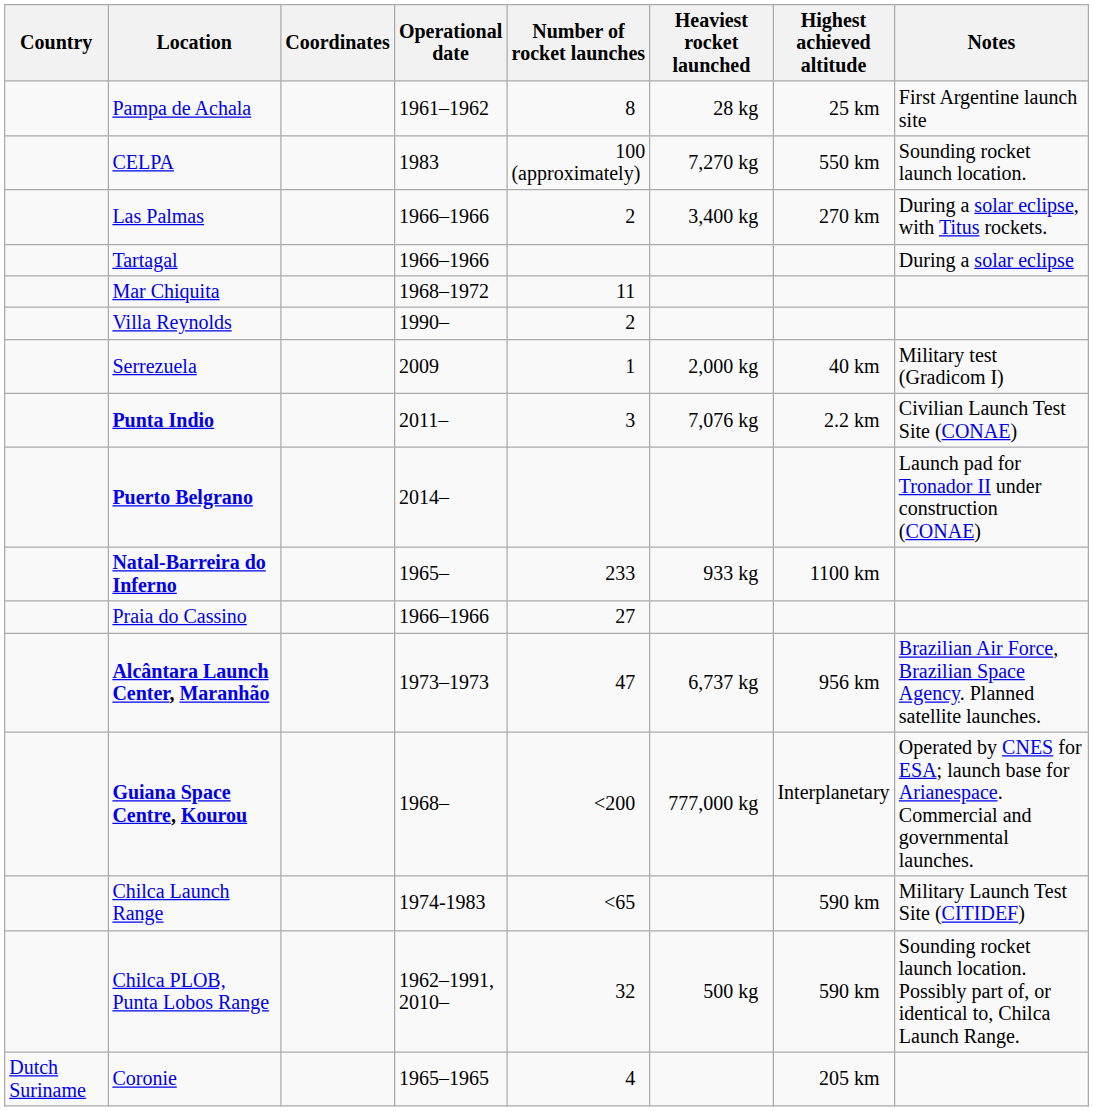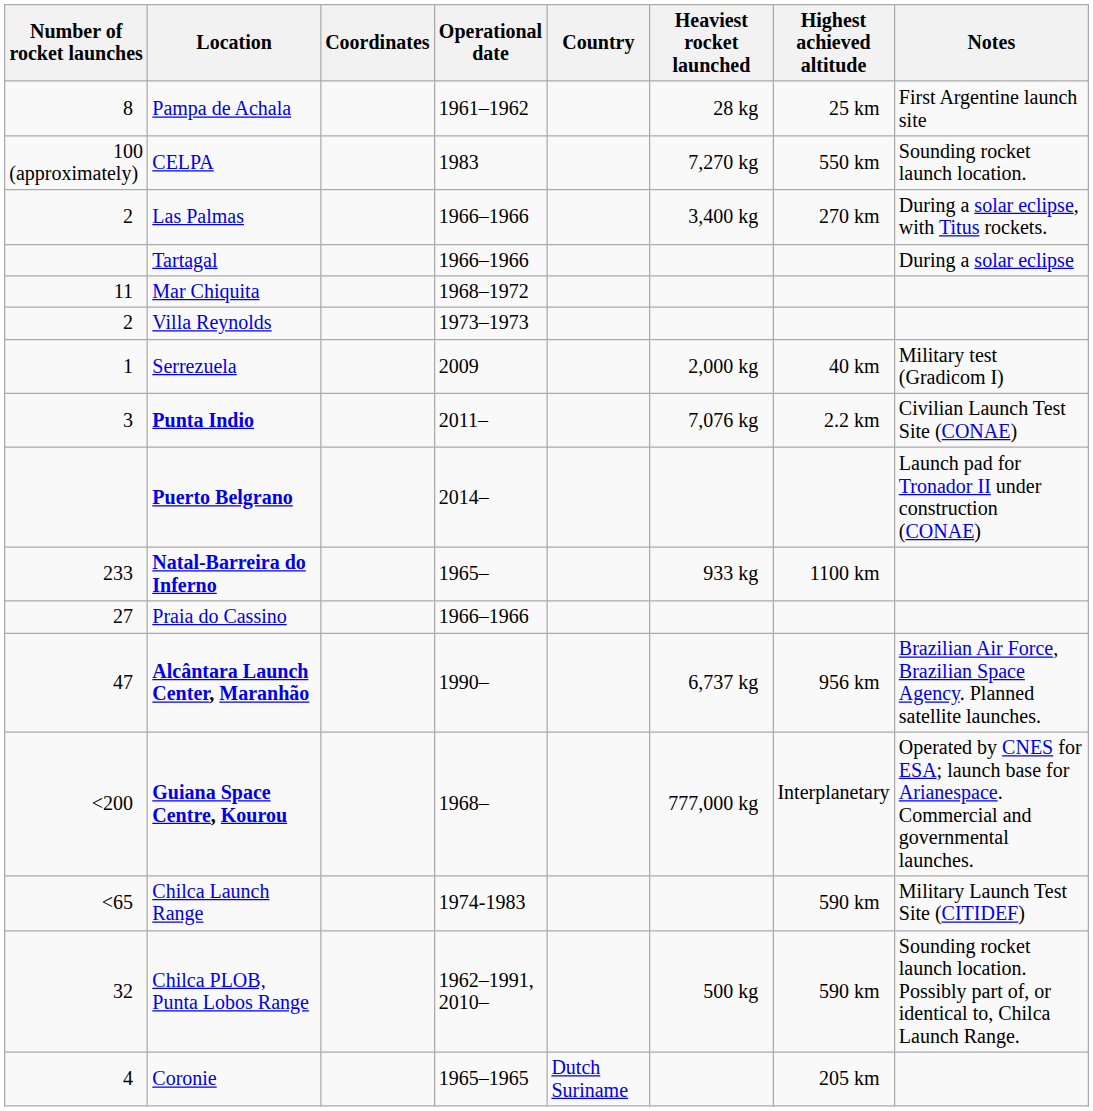columns swapped: (56, 42) <-> (578, 42)
(424, 323) 1990– -> (484, 323) 1973–1973
(444, 682) 1973–1973 -> (464, 682) 1990–
